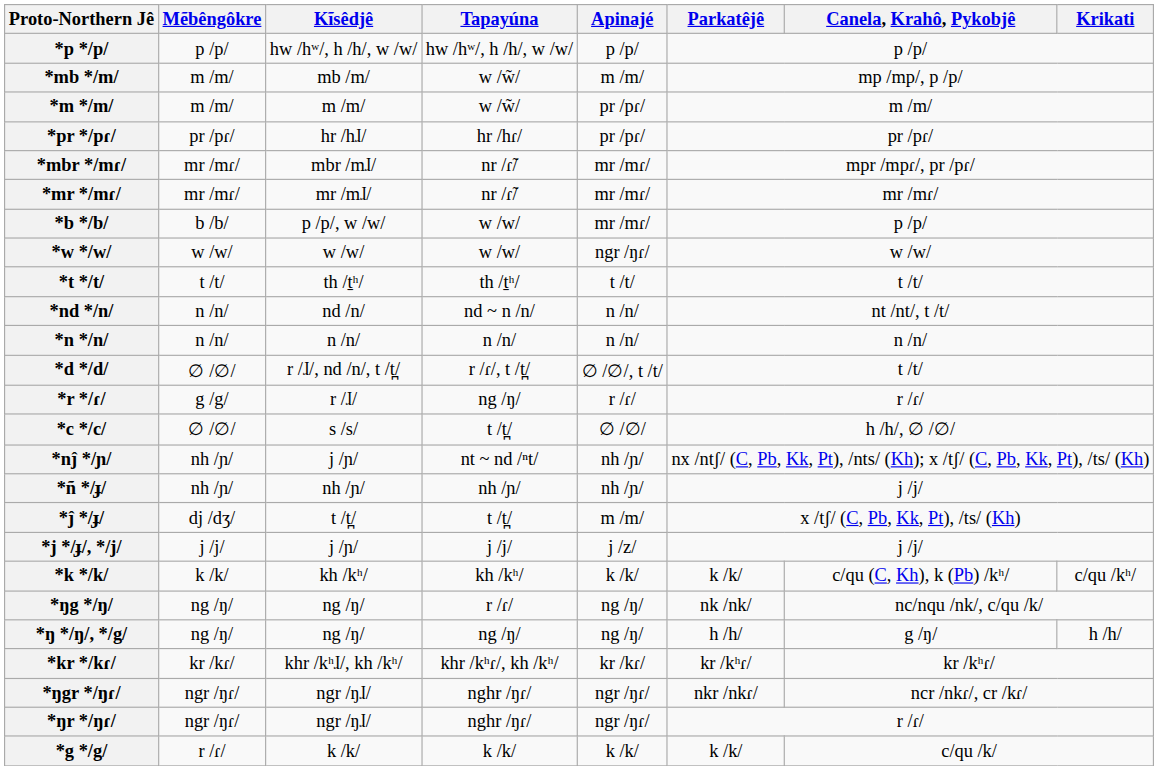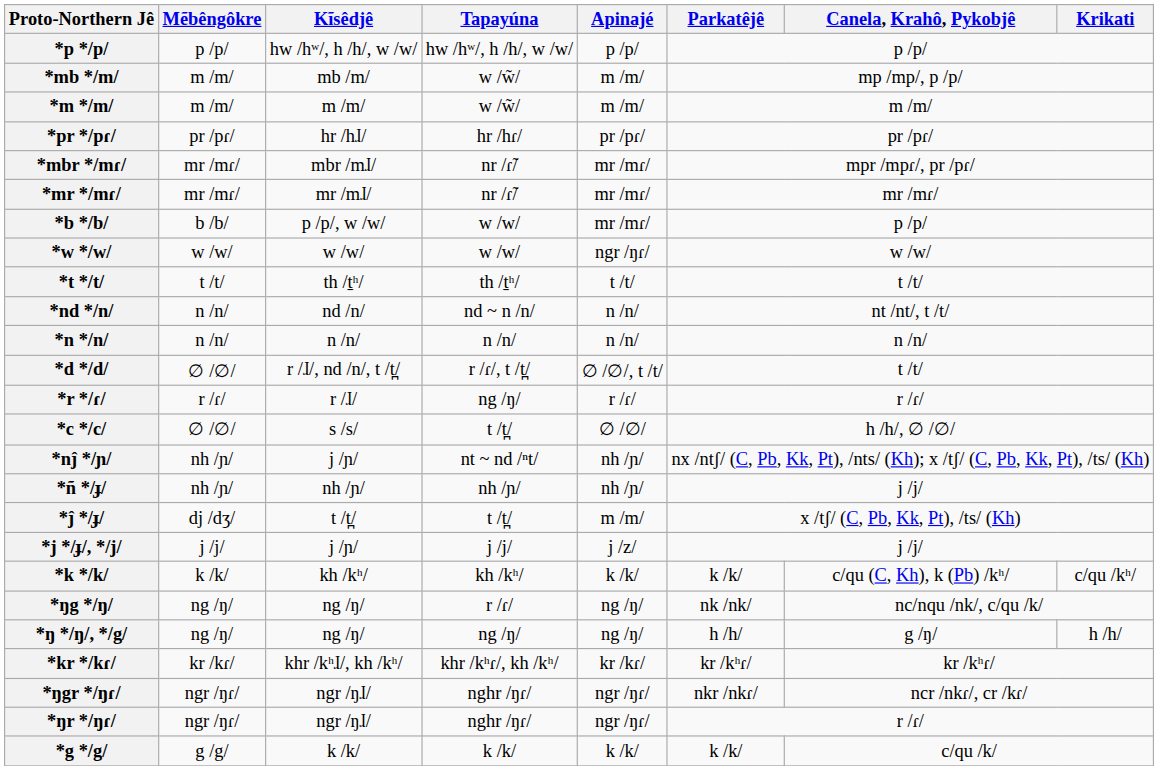(622, 106) pr /pɾ/ -> (622, 106) m /m/
(212, 399) g /g/ -> (212, 399) r /ɾ/
(212, 750) r /ɾ/ -> (212, 750) g /g/
